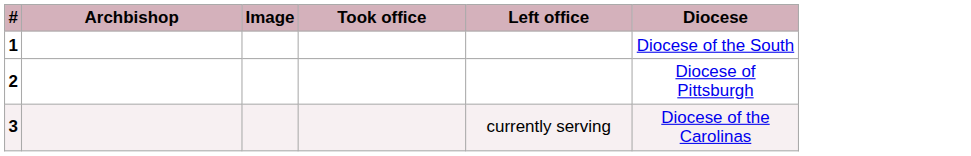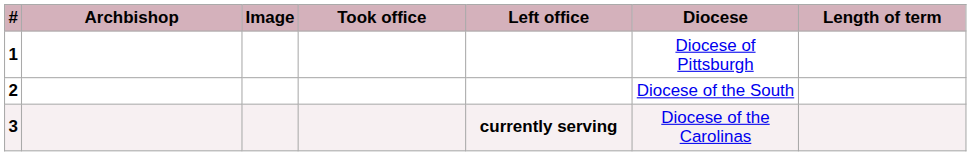+ column: (882, 17)
(715, 44) Diocese of the South -> (715, 54) Diocese of Pittsburgh
(715, 81) Diocese of Pittsburgh -> (715, 90) Diocese of the South
(549, 127) normal -> (549, 127) bold
